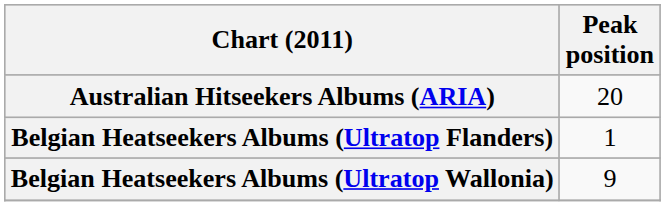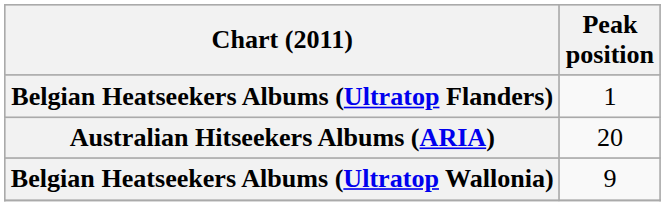rows swapped: (282, 95) <-> (282, 137)
